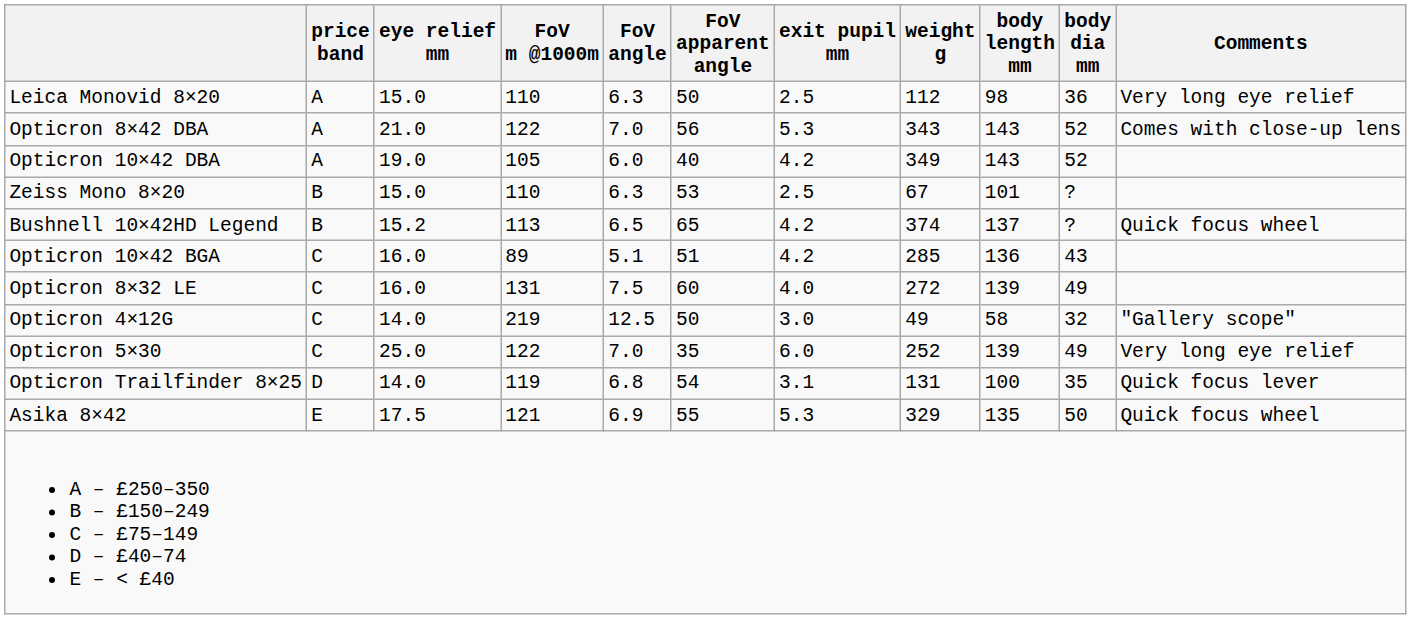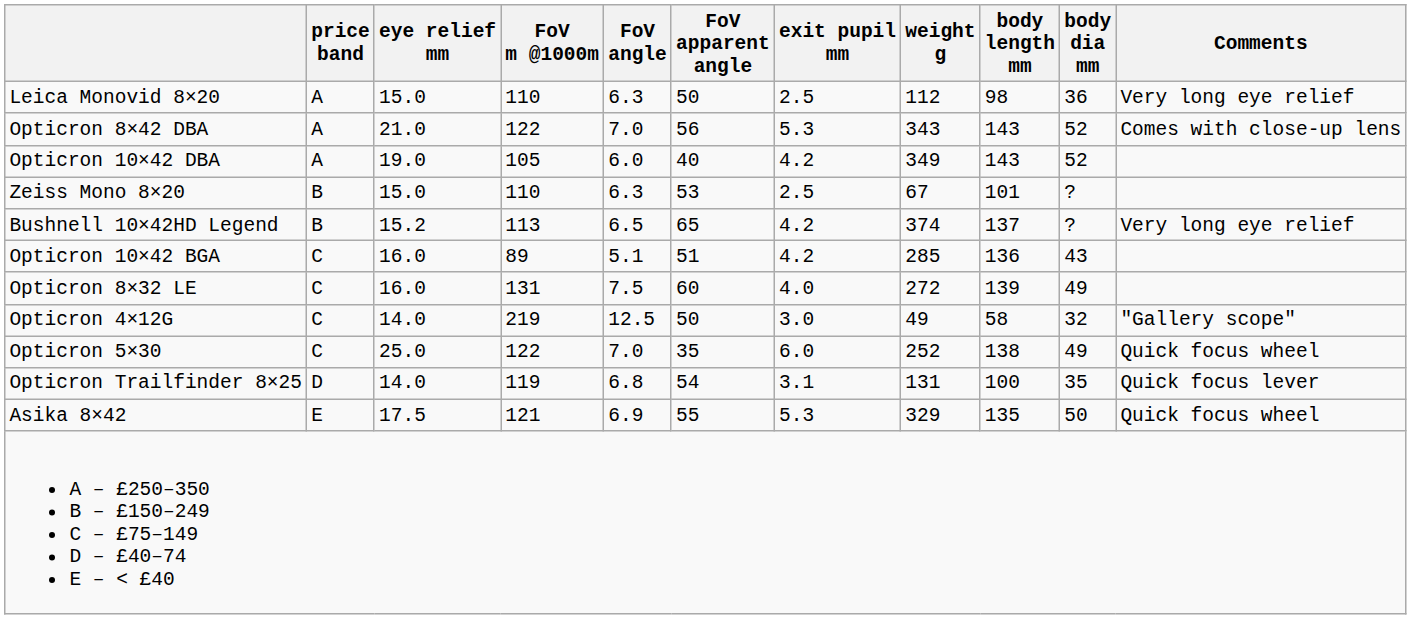(1220, 225) Quick focus wheel -> (1237, 225) Very long eye relief
(1002, 352) 139 -> (1002, 352) 138
(1237, 352) Very long eye relief -> (1220, 352) Quick focus wheel
